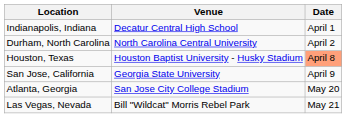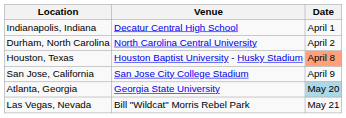(167, 74) Georgia State University -> (181, 74) San Jose City College Stadium
(181, 89) San Jose City College Stadium -> (167, 89) Georgia State University
(323, 89) no background -> (323, 89) lightblue background
